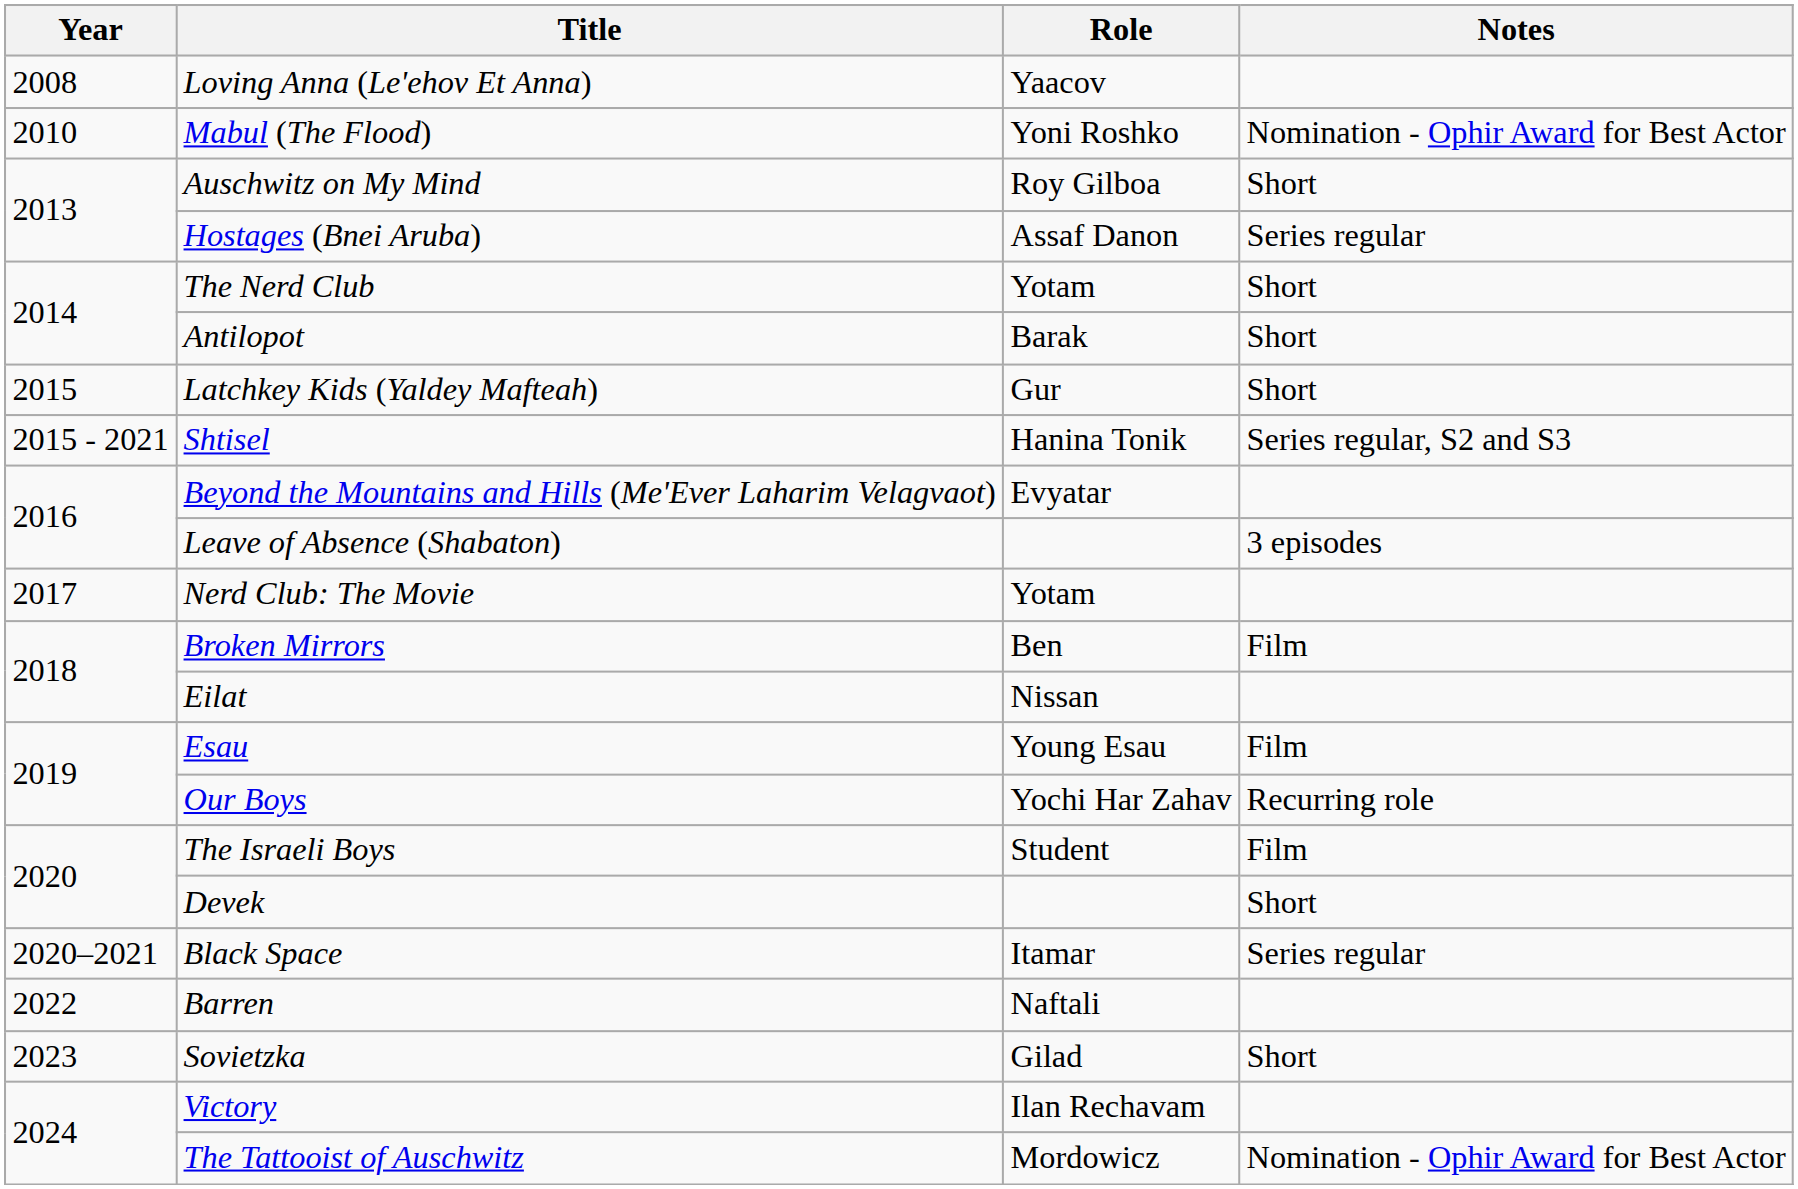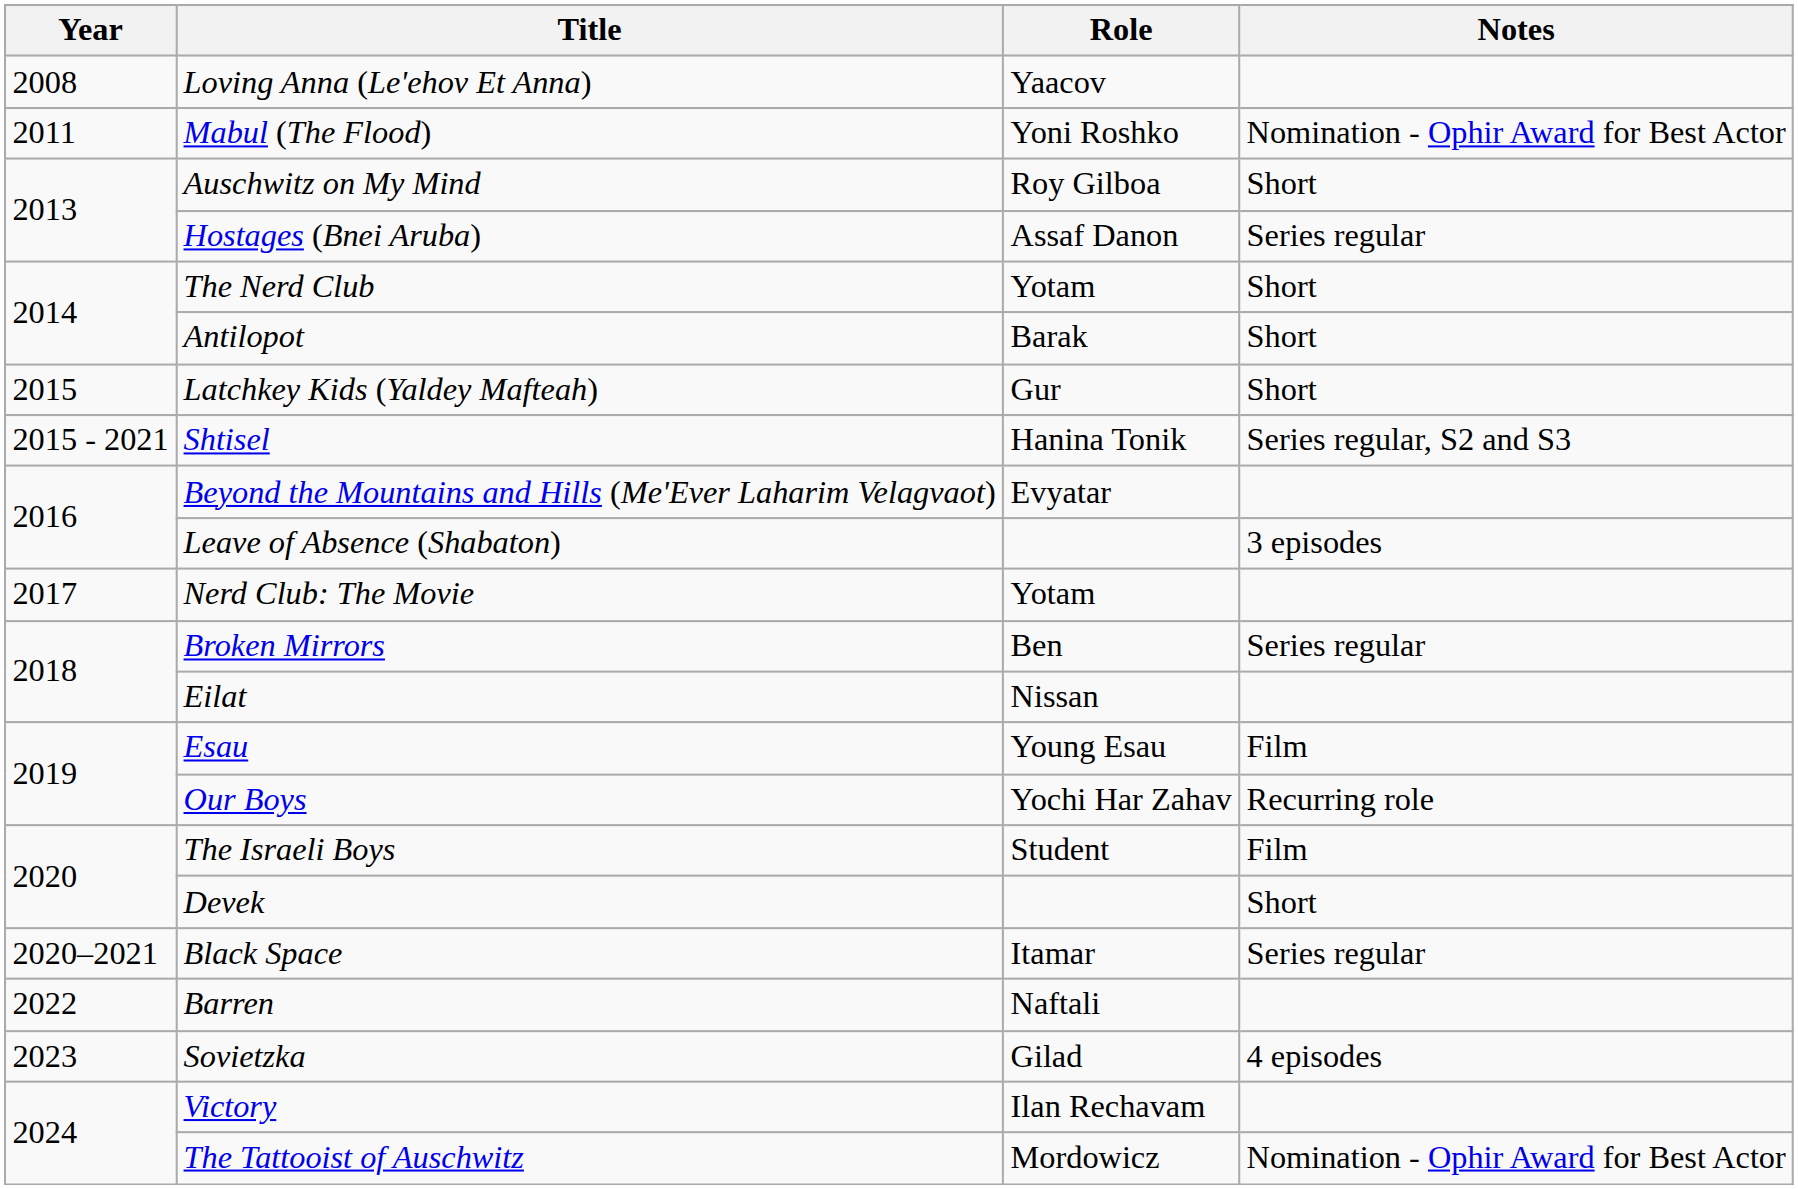(45, 132) 2010 -> (44, 132) 2011
(1277, 645) Film -> (1336, 645) Series regular
(1282, 1055) Short -> (1314, 1055) 4 episodes
